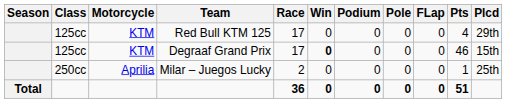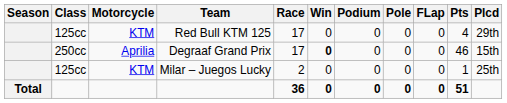(70, 51) 125cc -> (70, 51) 250cc
(142, 51) KTM -> (138, 51) Aprilia
(70, 70) 250cc -> (70, 70) 125cc
(138, 70) Aprilia -> (142, 70) KTM
